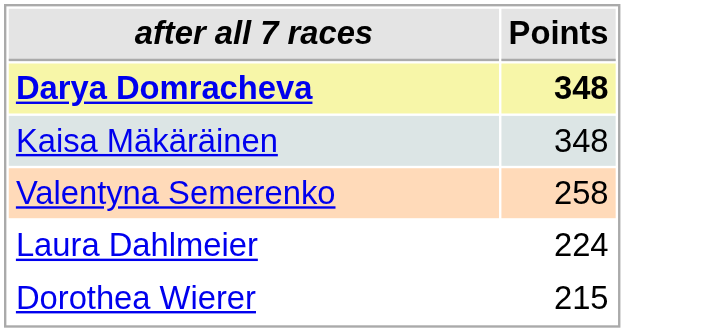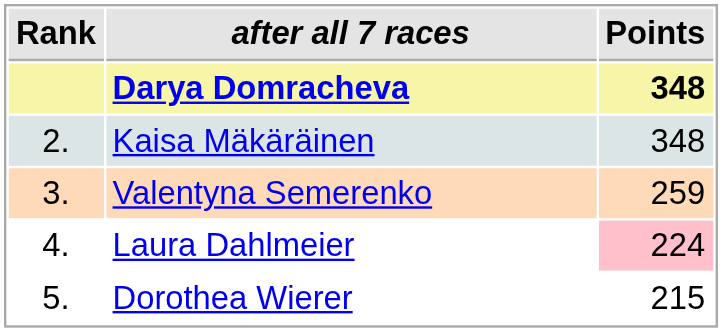+ column: (56, 34)
(581, 193) 258 -> (678, 193) 259
(581, 246) no background -> (678, 246) pink background
